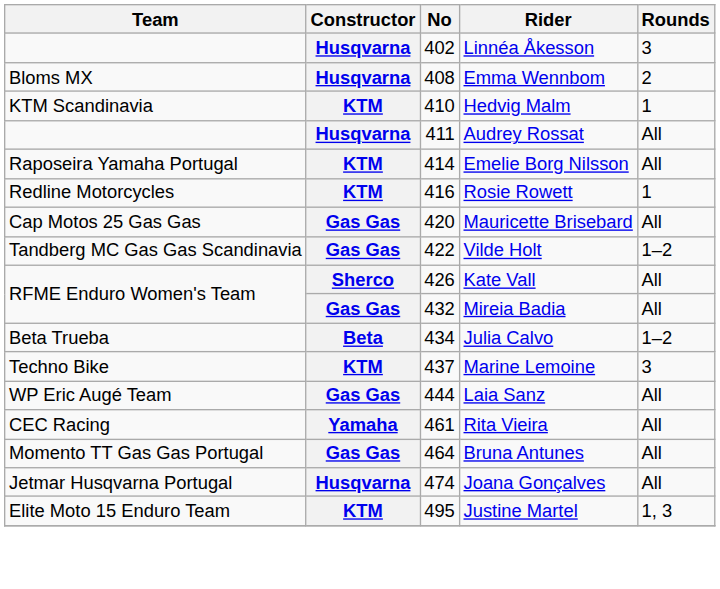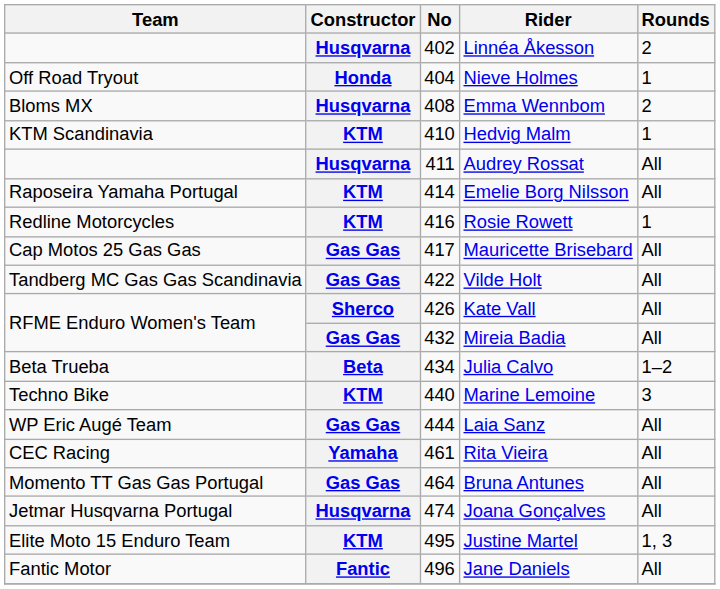(647, 48) 3 -> (647, 48) 2
+ row: (521, 77)
(440, 221) 420 -> (440, 250) 417
(657, 250) 1–2 -> (652, 279) All
(440, 366) 437 -> (440, 395) 440
+ row: (517, 569)
